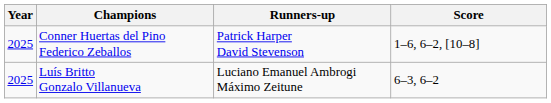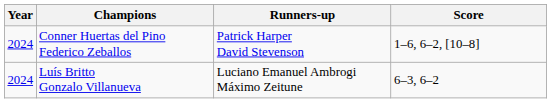(20, 44) 2025 -> (20, 44) 2024
(20, 80) 2025 -> (20, 80) 2024
